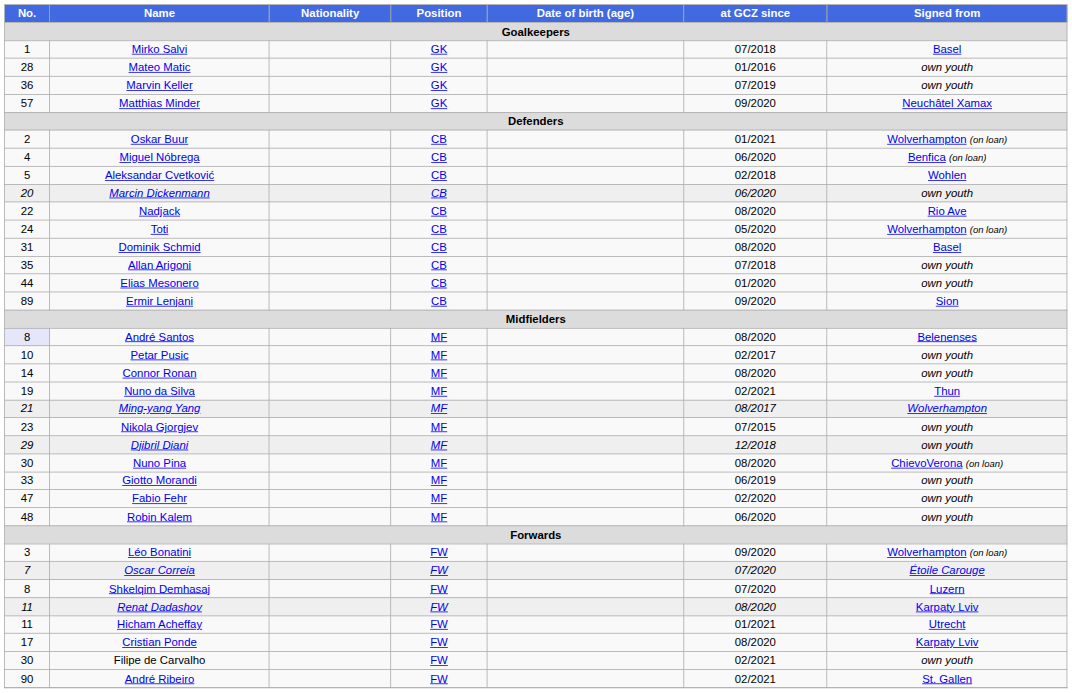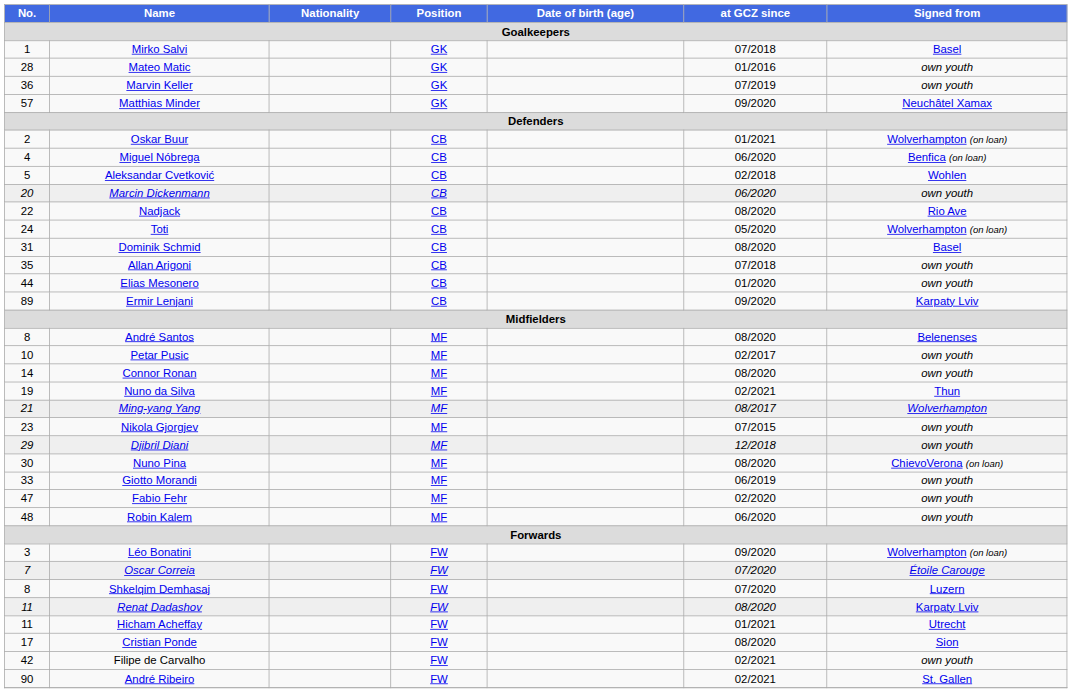(947, 301) Sion -> (947, 301) Karpaty Lviv
(27, 337) lavender background -> (27, 337) no background
(947, 643) Karpaty Lviv -> (947, 643) Sion
(27, 661) 30 -> (27, 661) 42
